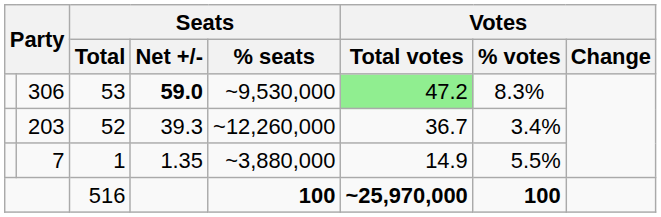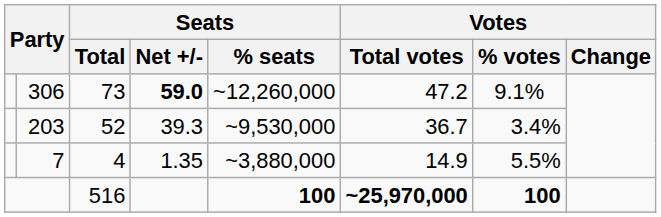(113, 92) 53 -> (113, 92) 73
(280, 92) ~9,530,000 -> (274, 92) ~12,260,000
(446, 92) lightgreen background -> (446, 92) no background
(519, 92) 8.3% -> (519, 92) 9.1%
(274, 126) ~12,260,000 -> (280, 126) ~9,530,000
(119, 161) 1 -> (119, 161) 4
